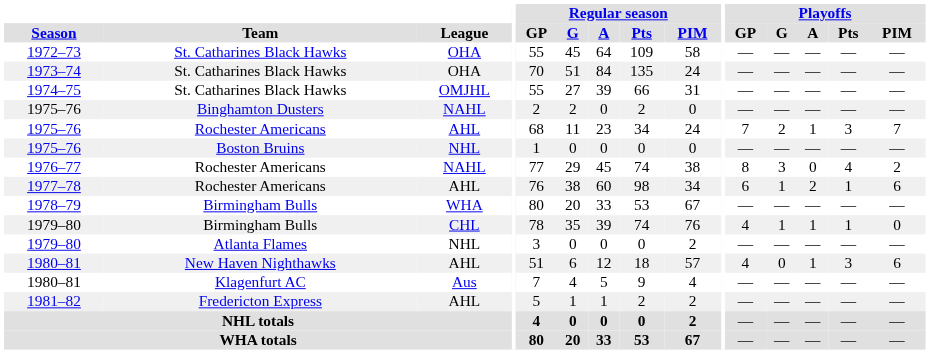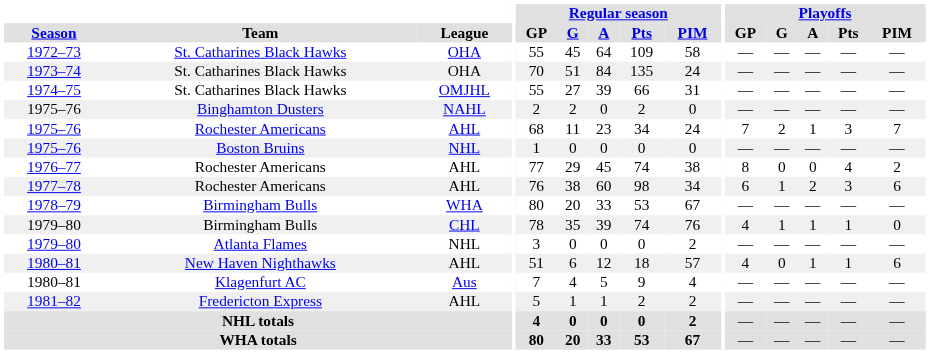(464, 167) NAHL -> (464, 167) AHL
(782, 167) 3 -> (782, 167) 0
(848, 186) 1 -> (848, 186) 3
(848, 263) 3 -> (848, 263) 1
